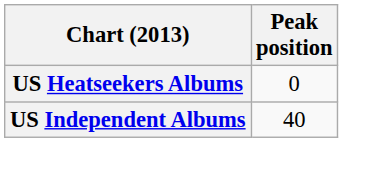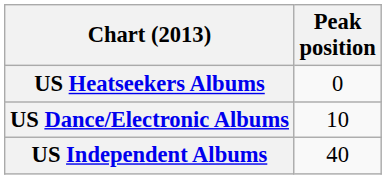+ row: (149, 119)
